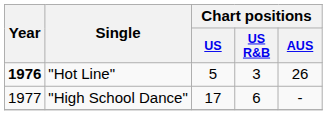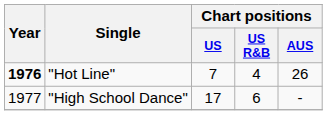(213, 74) 5 -> (213, 74) 7
(257, 74) 3 -> (257, 74) 4
